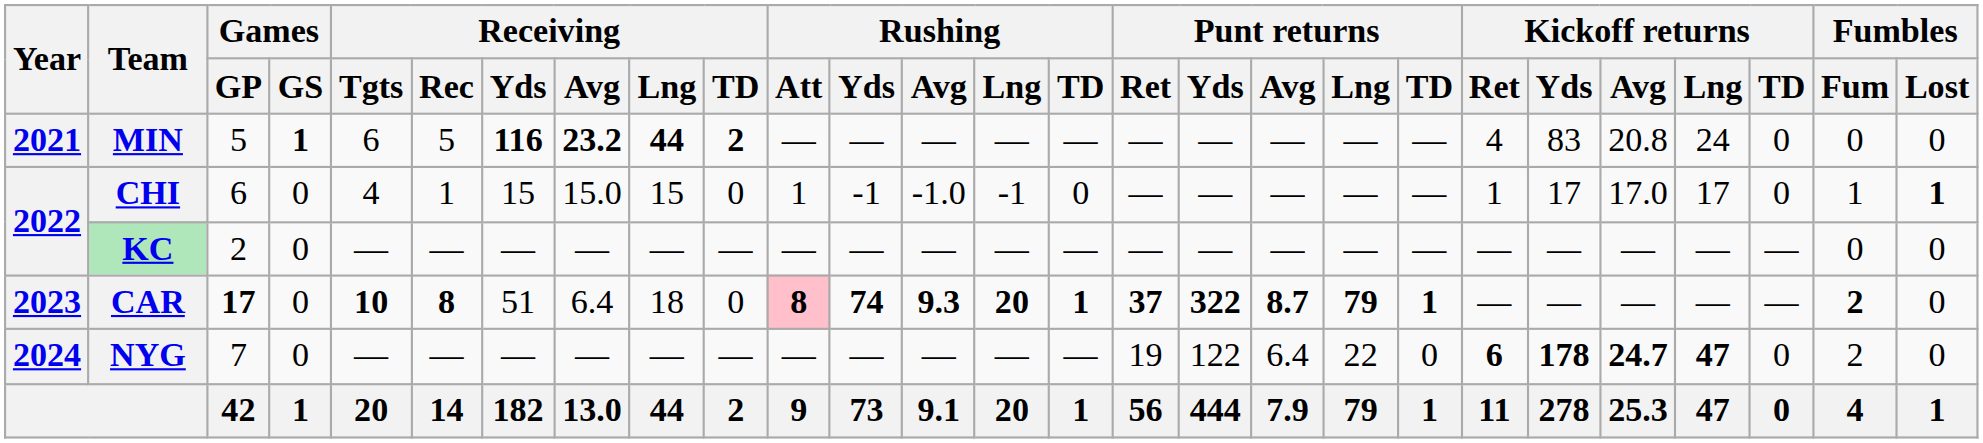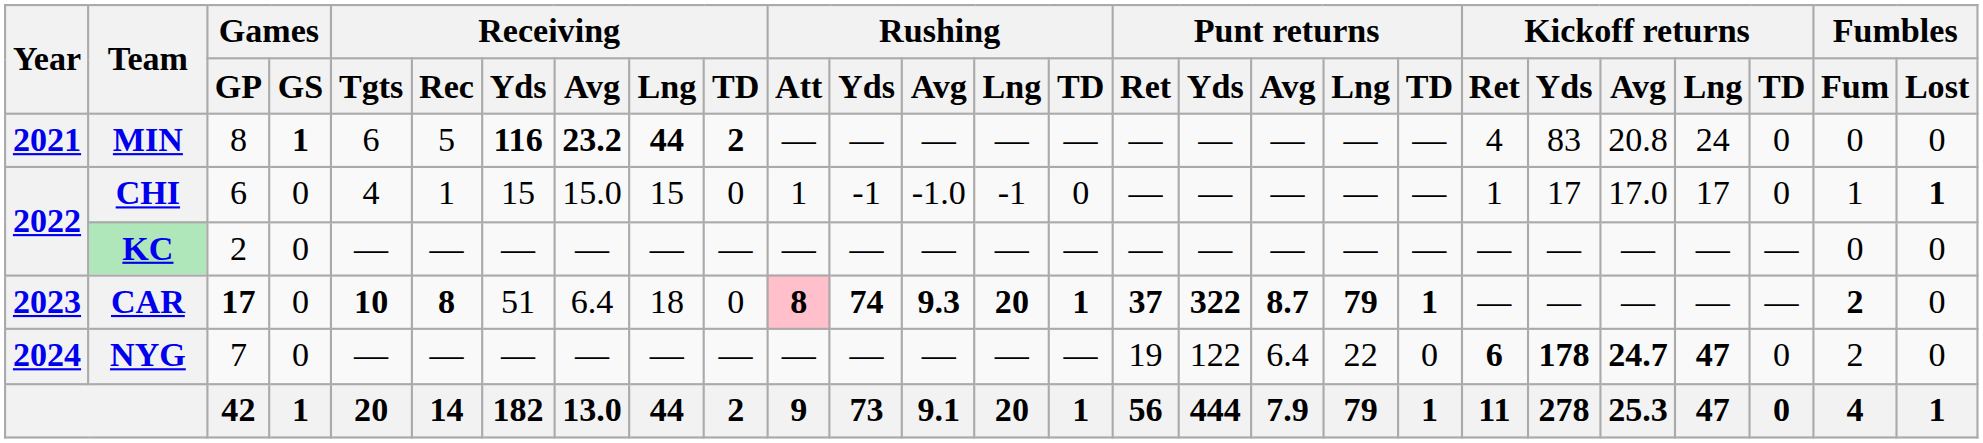(238, 139) 5 -> (238, 139) 8
